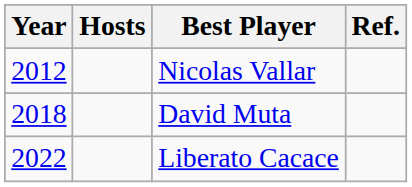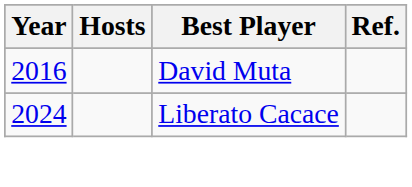- row: (237, 70)
(39, 114) 2018 -> (39, 70) 2016
(39, 158) 2022 -> (39, 114) 2024
